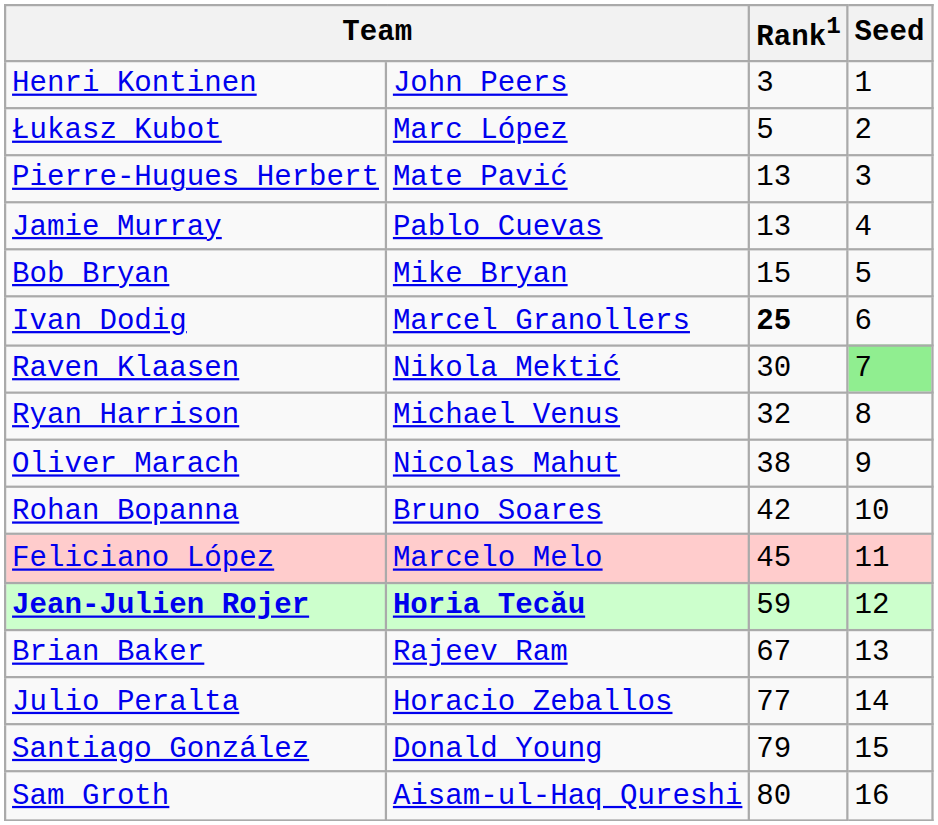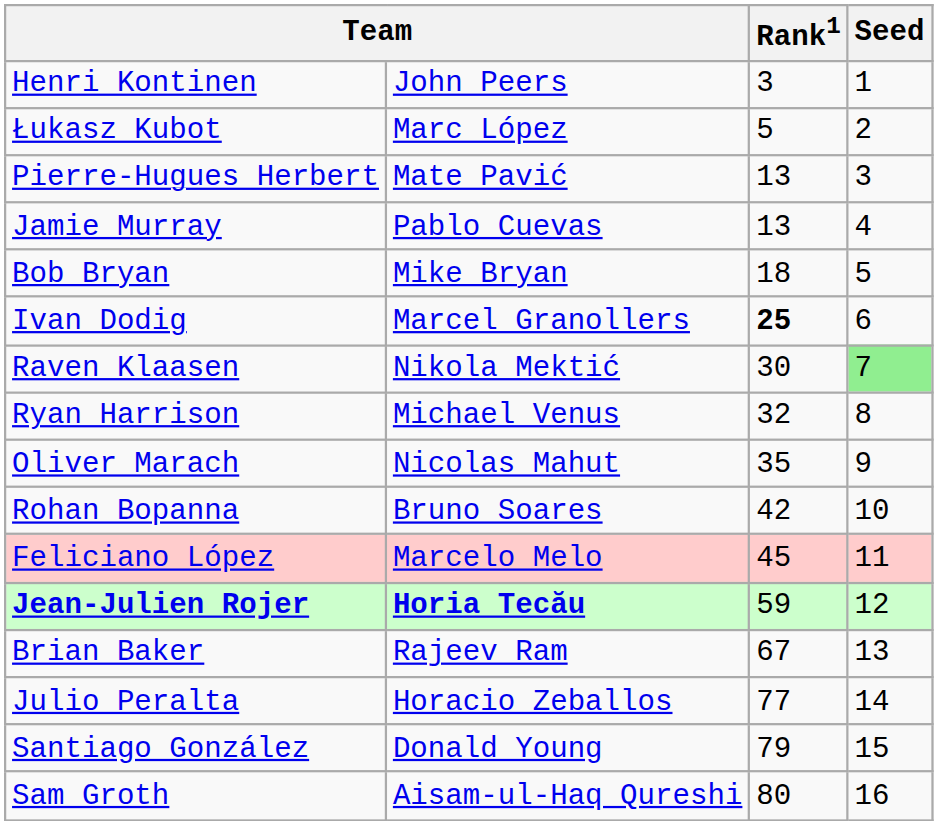(774, 274) 15 -> (774, 274) 18
(774, 463) 38 -> (774, 463) 35
